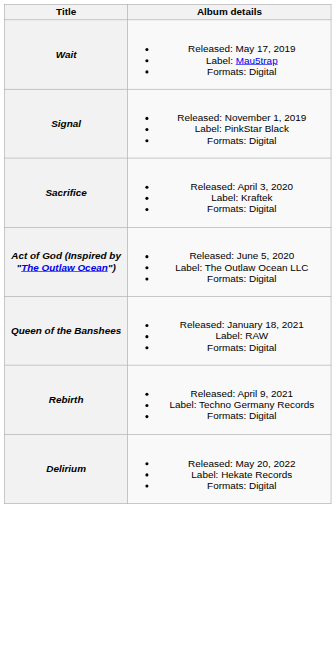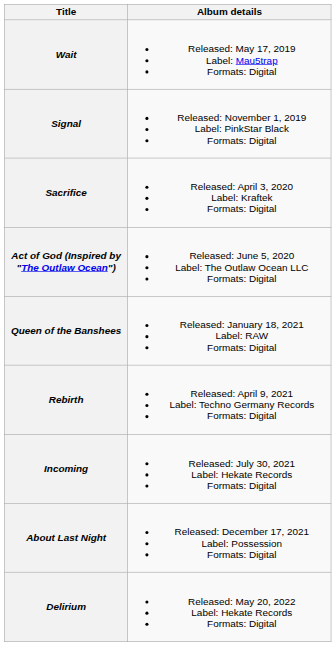+ row: (66, 469)
+ row: (66, 538)
